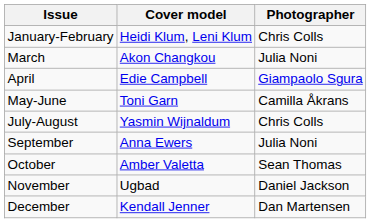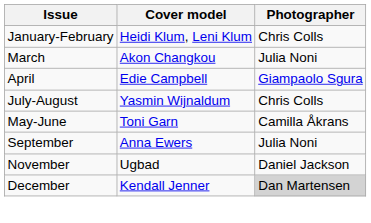rows swapped: (37, 100) <-> (43, 121)
- row: (31, 164)
(304, 206) no background -> (304, 185) lightgrey background
